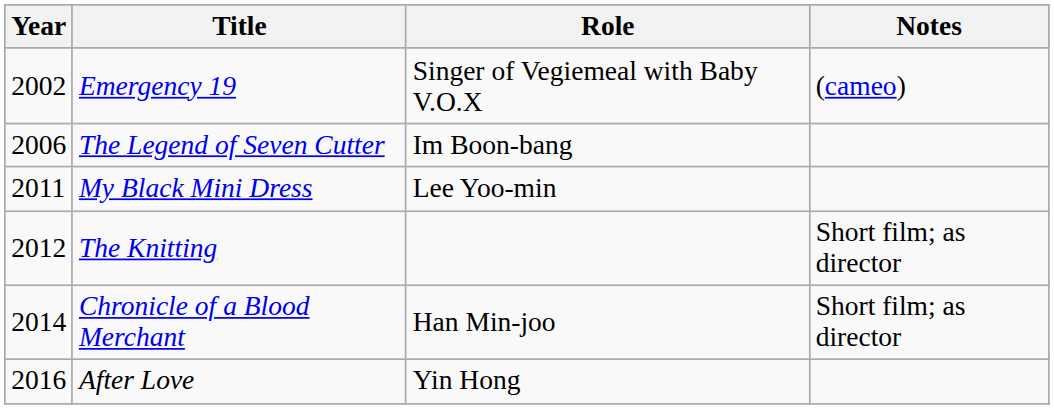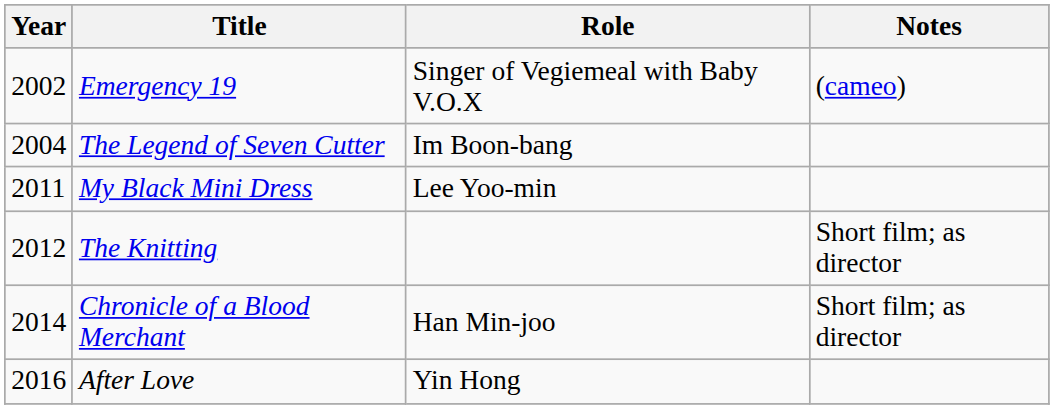(39, 144) 2006 -> (39, 144) 2004
